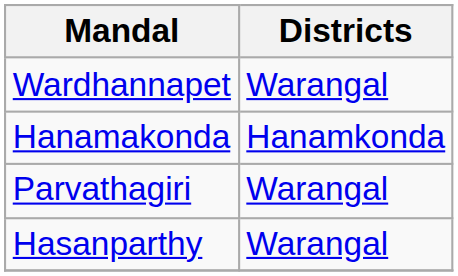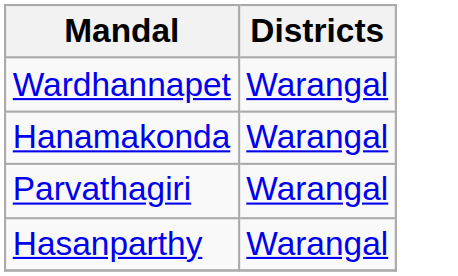(346, 137) Hanamkonda -> (317, 137) Warangal
